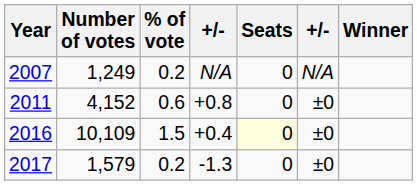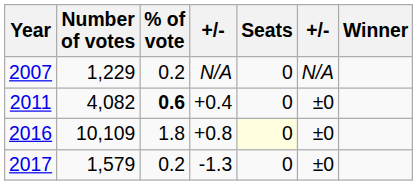(111, 72) 1,249 -> (111, 72) 1,229
(111, 103) 4,152 -> (111, 103) 4,082
(172, 103) normal -> (172, 103) bold
(213, 103) +0.8 -> (213, 103) +0.4
(172, 133) 1.5 -> (172, 133) 1.8
(213, 133) +0.4 -> (213, 133) +0.8
